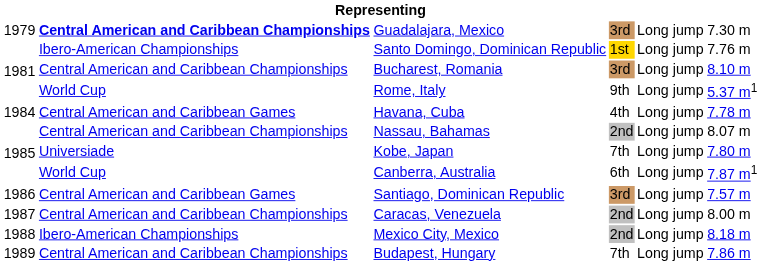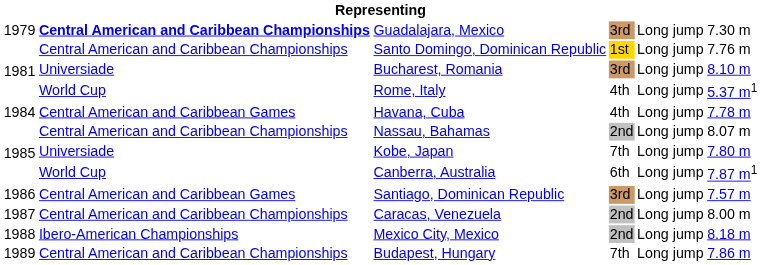(139, 49) Ibero-American Championships -> (193, 49) Central American and Caribbean Championships
(193, 69) Central American and Caribbean Championships -> (77, 69) Universiade
(620, 90) 9th -> (620, 90) 4th
